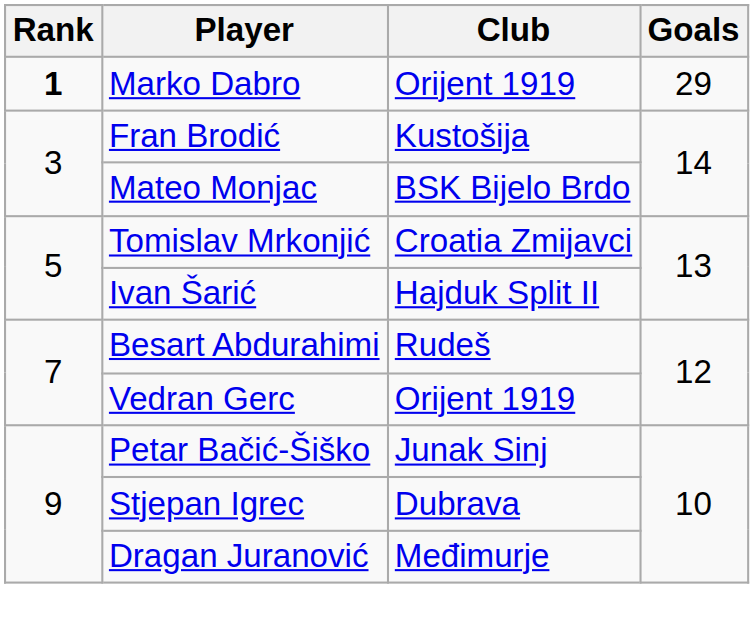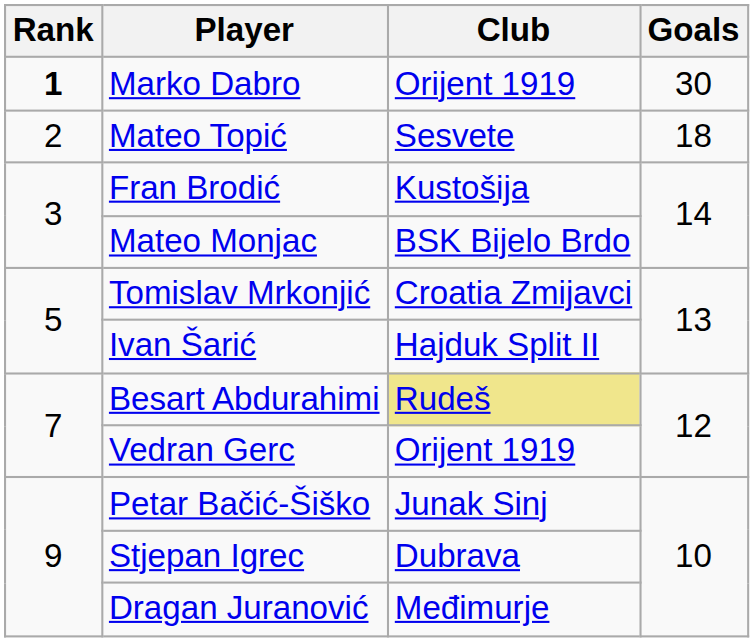(693, 83) 29 -> (693, 83) 30
+ row: (198, 135)
(443, 345) no background -> (443, 398) khaki background
